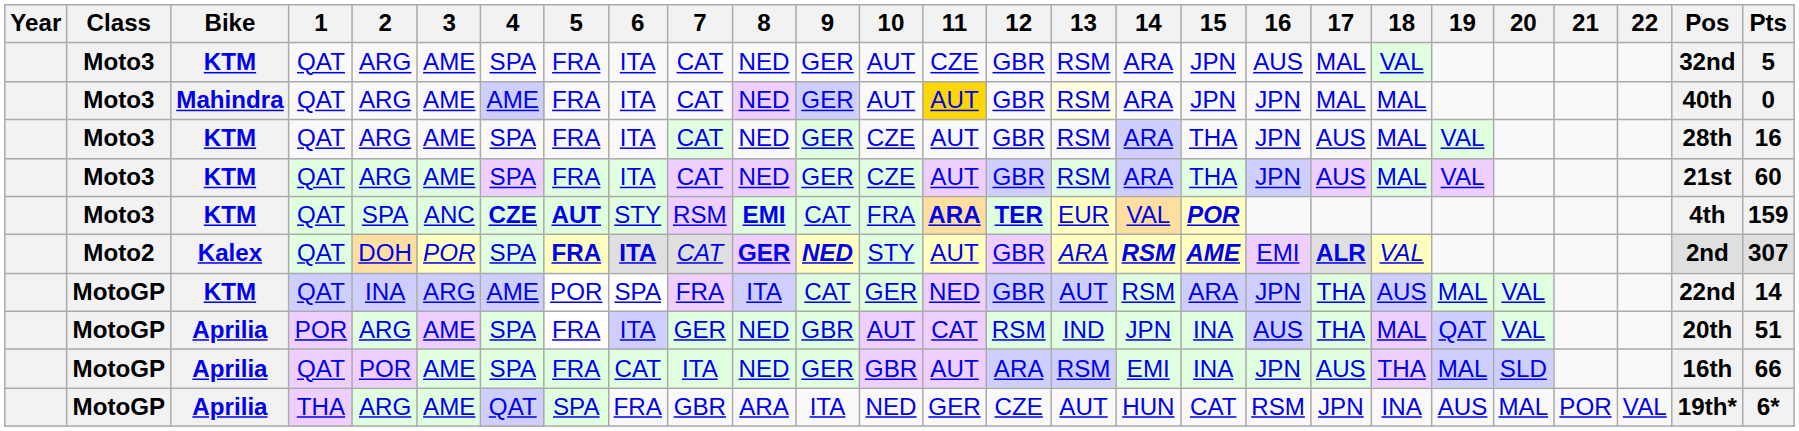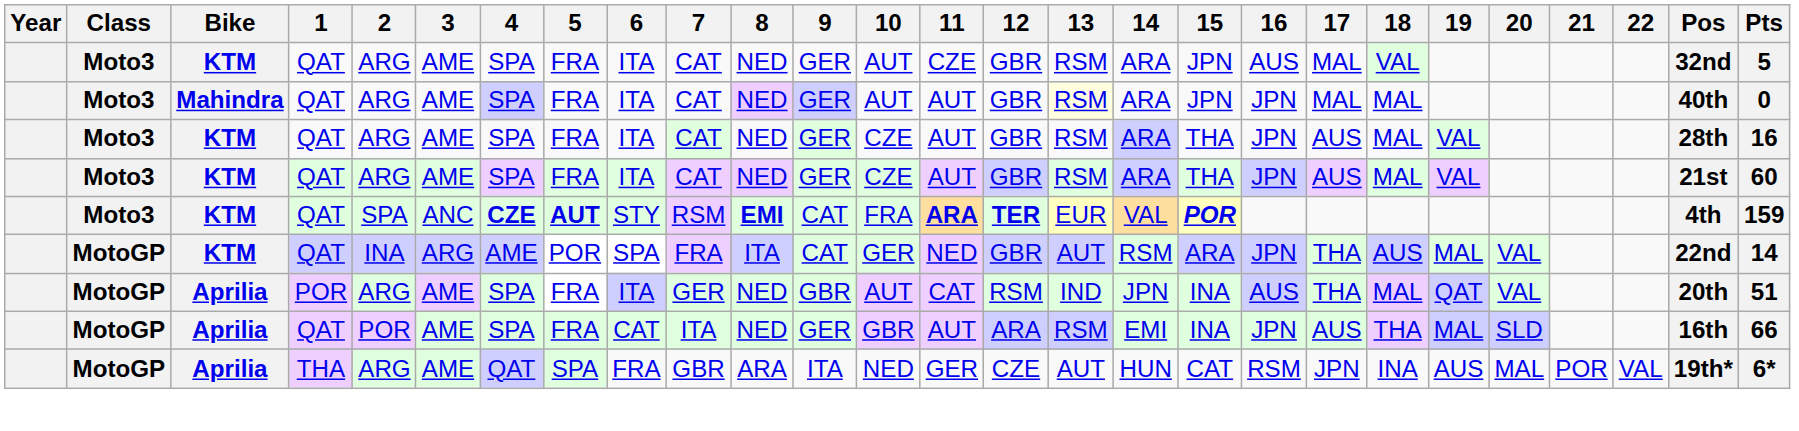(513, 100) AME -> (511, 100) SPA
(955, 100) gold background -> (952, 100) no background
- row: (230, 253)
